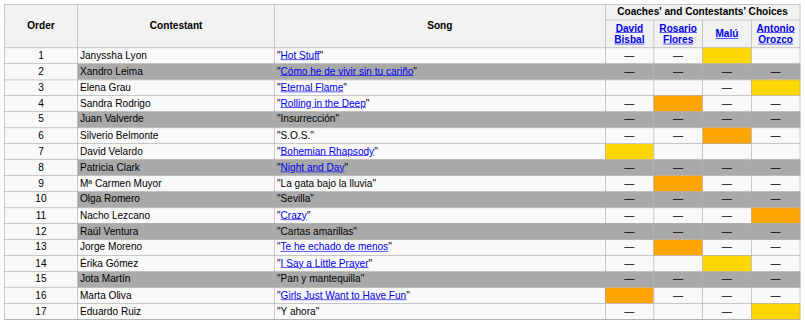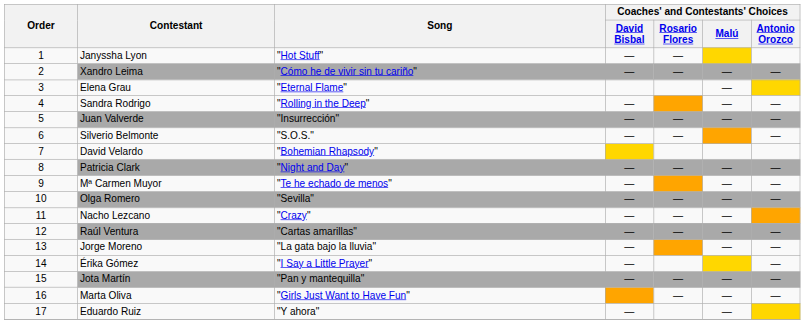(327, 183) "La gata bajo la lluvia" -> (334, 183) "Te he echado de menos"
(334, 247) "Te he echado de menos" -> (327, 247) "La gata bajo la lluvia"
